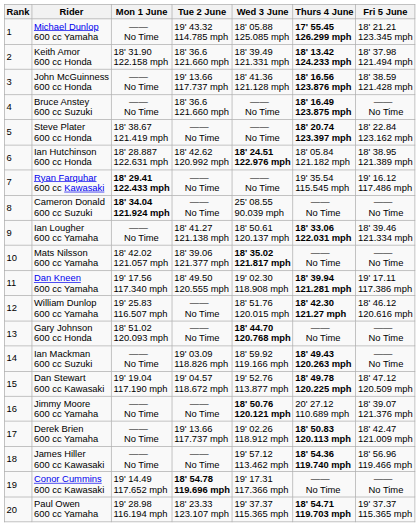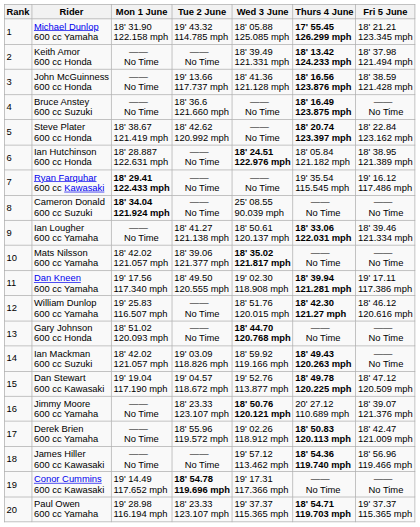(136, 31) —— No Time -> (141, 31) 18' 31.90 122.158 mph
(141, 56) 18' 31.90 122.158 mph -> (136, 56) —— No Time
(202, 56) 18' 36.6 121.660 mph -> (197, 56) —— No Time
(197, 132) —— No Time -> (202, 132) 18' 42.62 120.992 mph
(202, 157) 18' 42.62 120.992 mph -> (197, 157) —— No Time
(136, 358) —— No Time -> (141, 358) 18' 42.02 121.057 mph
(197, 408) —— No Time -> (202, 408) 18' 23.33 123.107 mph
(201, 434) 19' 13.66 117.737 mph -> (201, 434) 18' 55.96 119.572 mph
